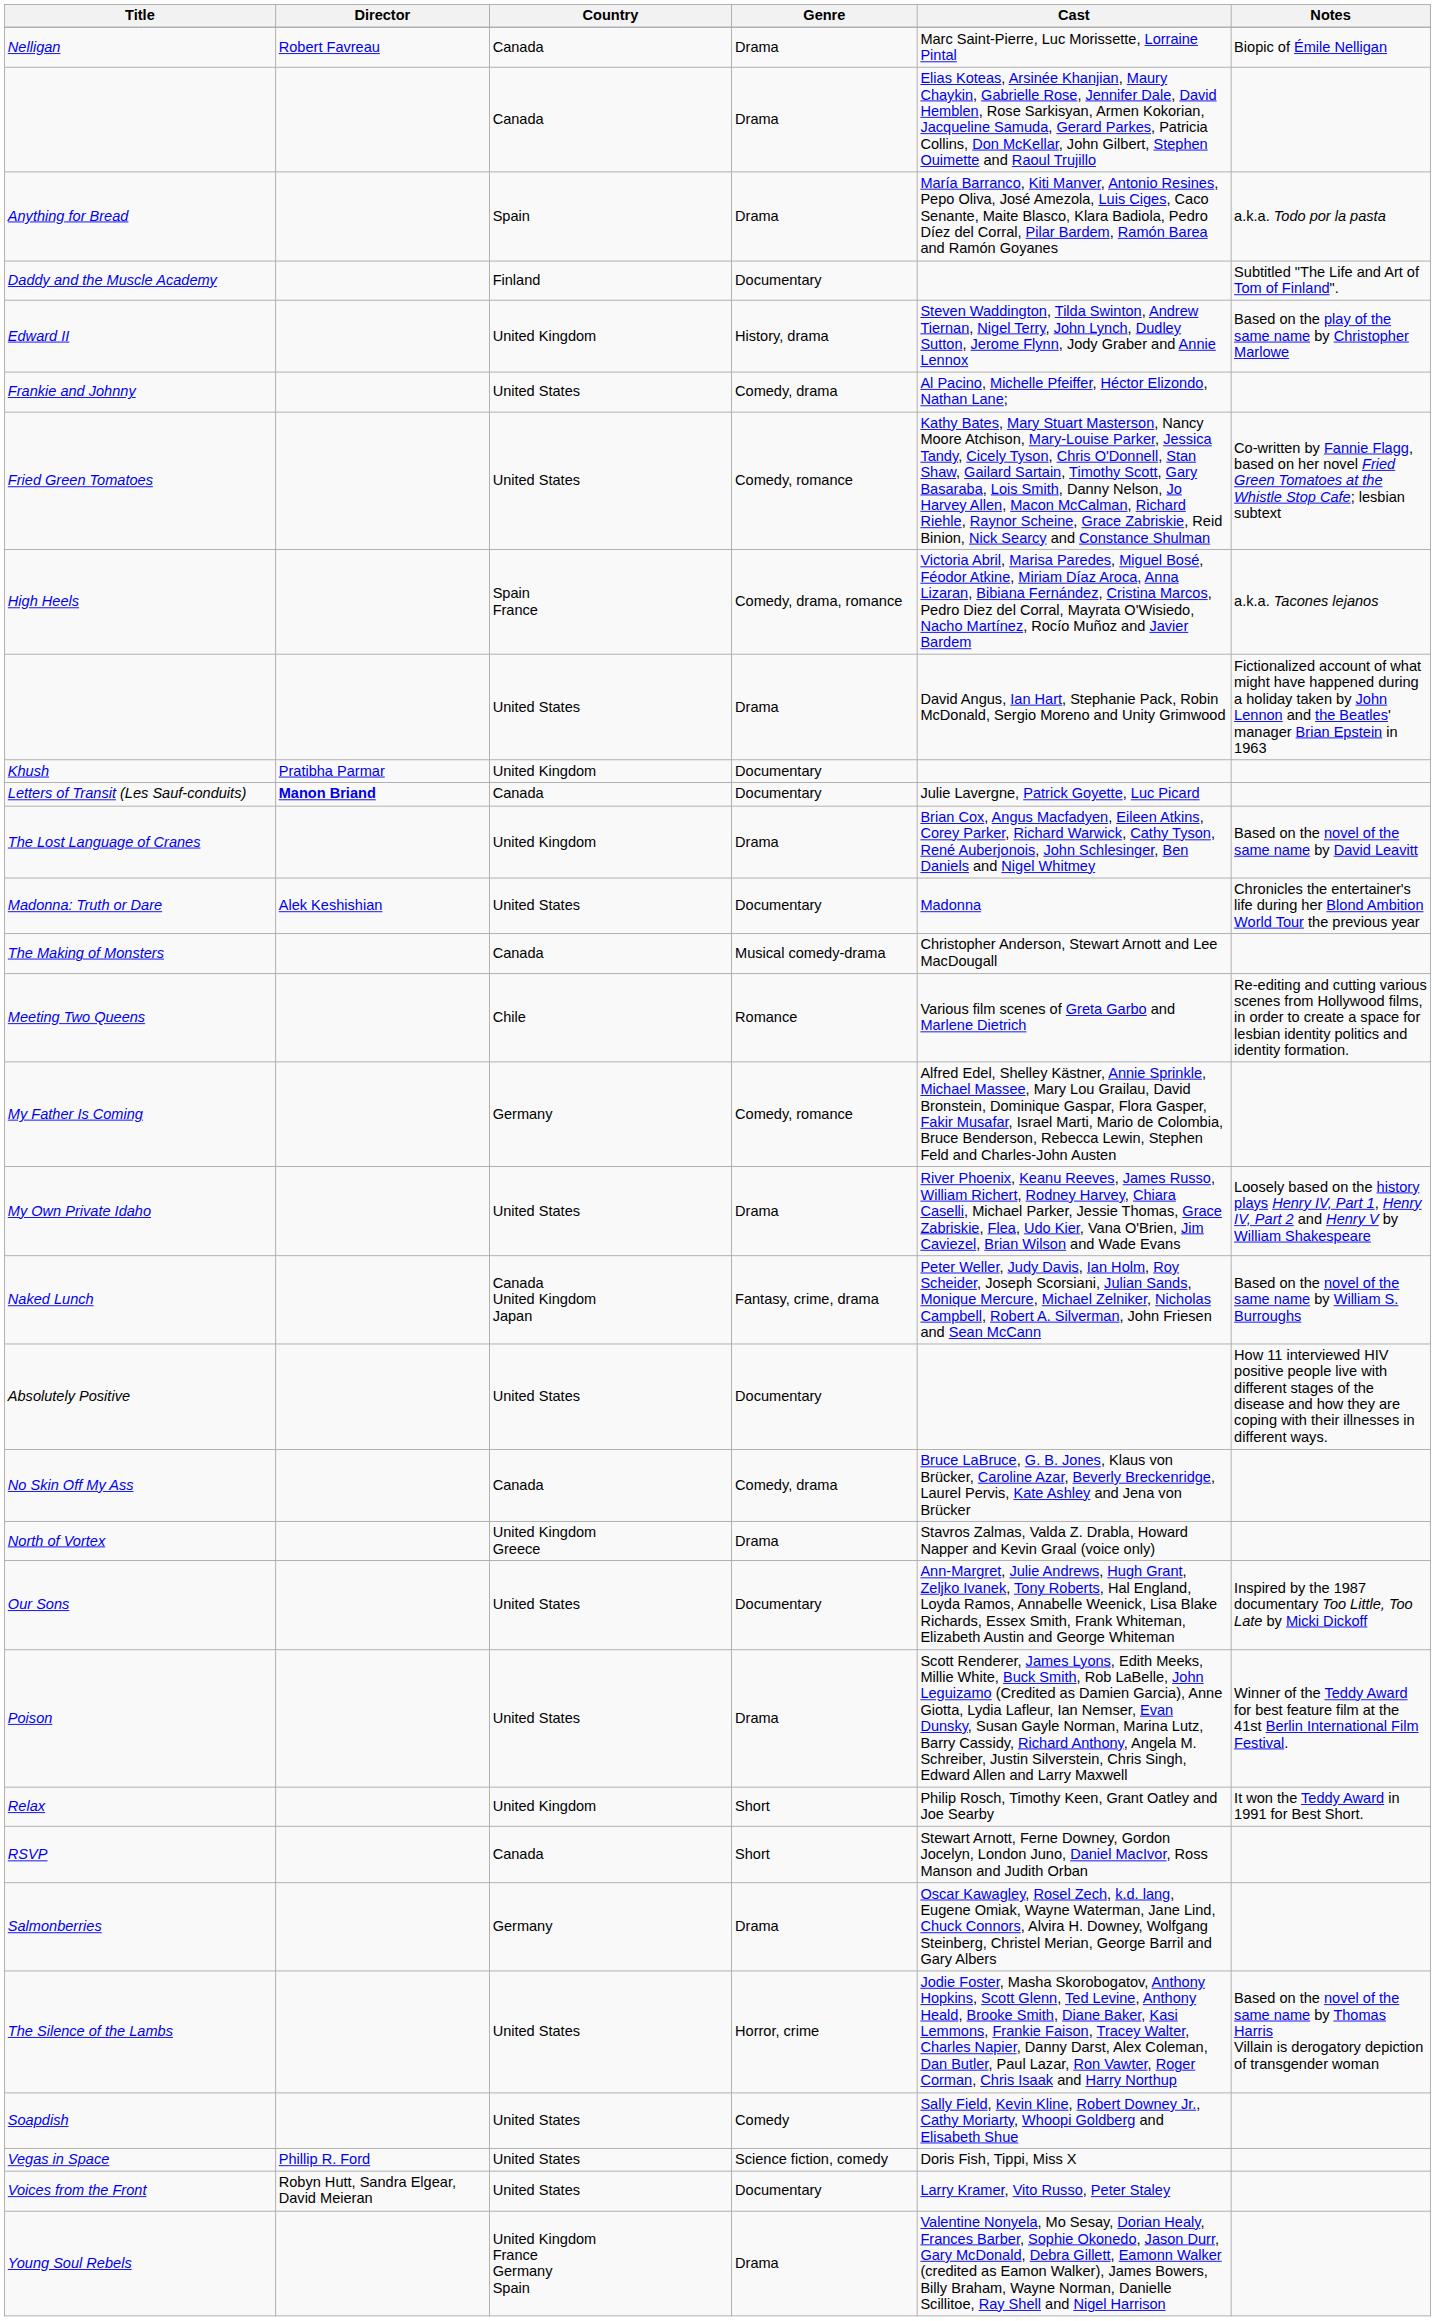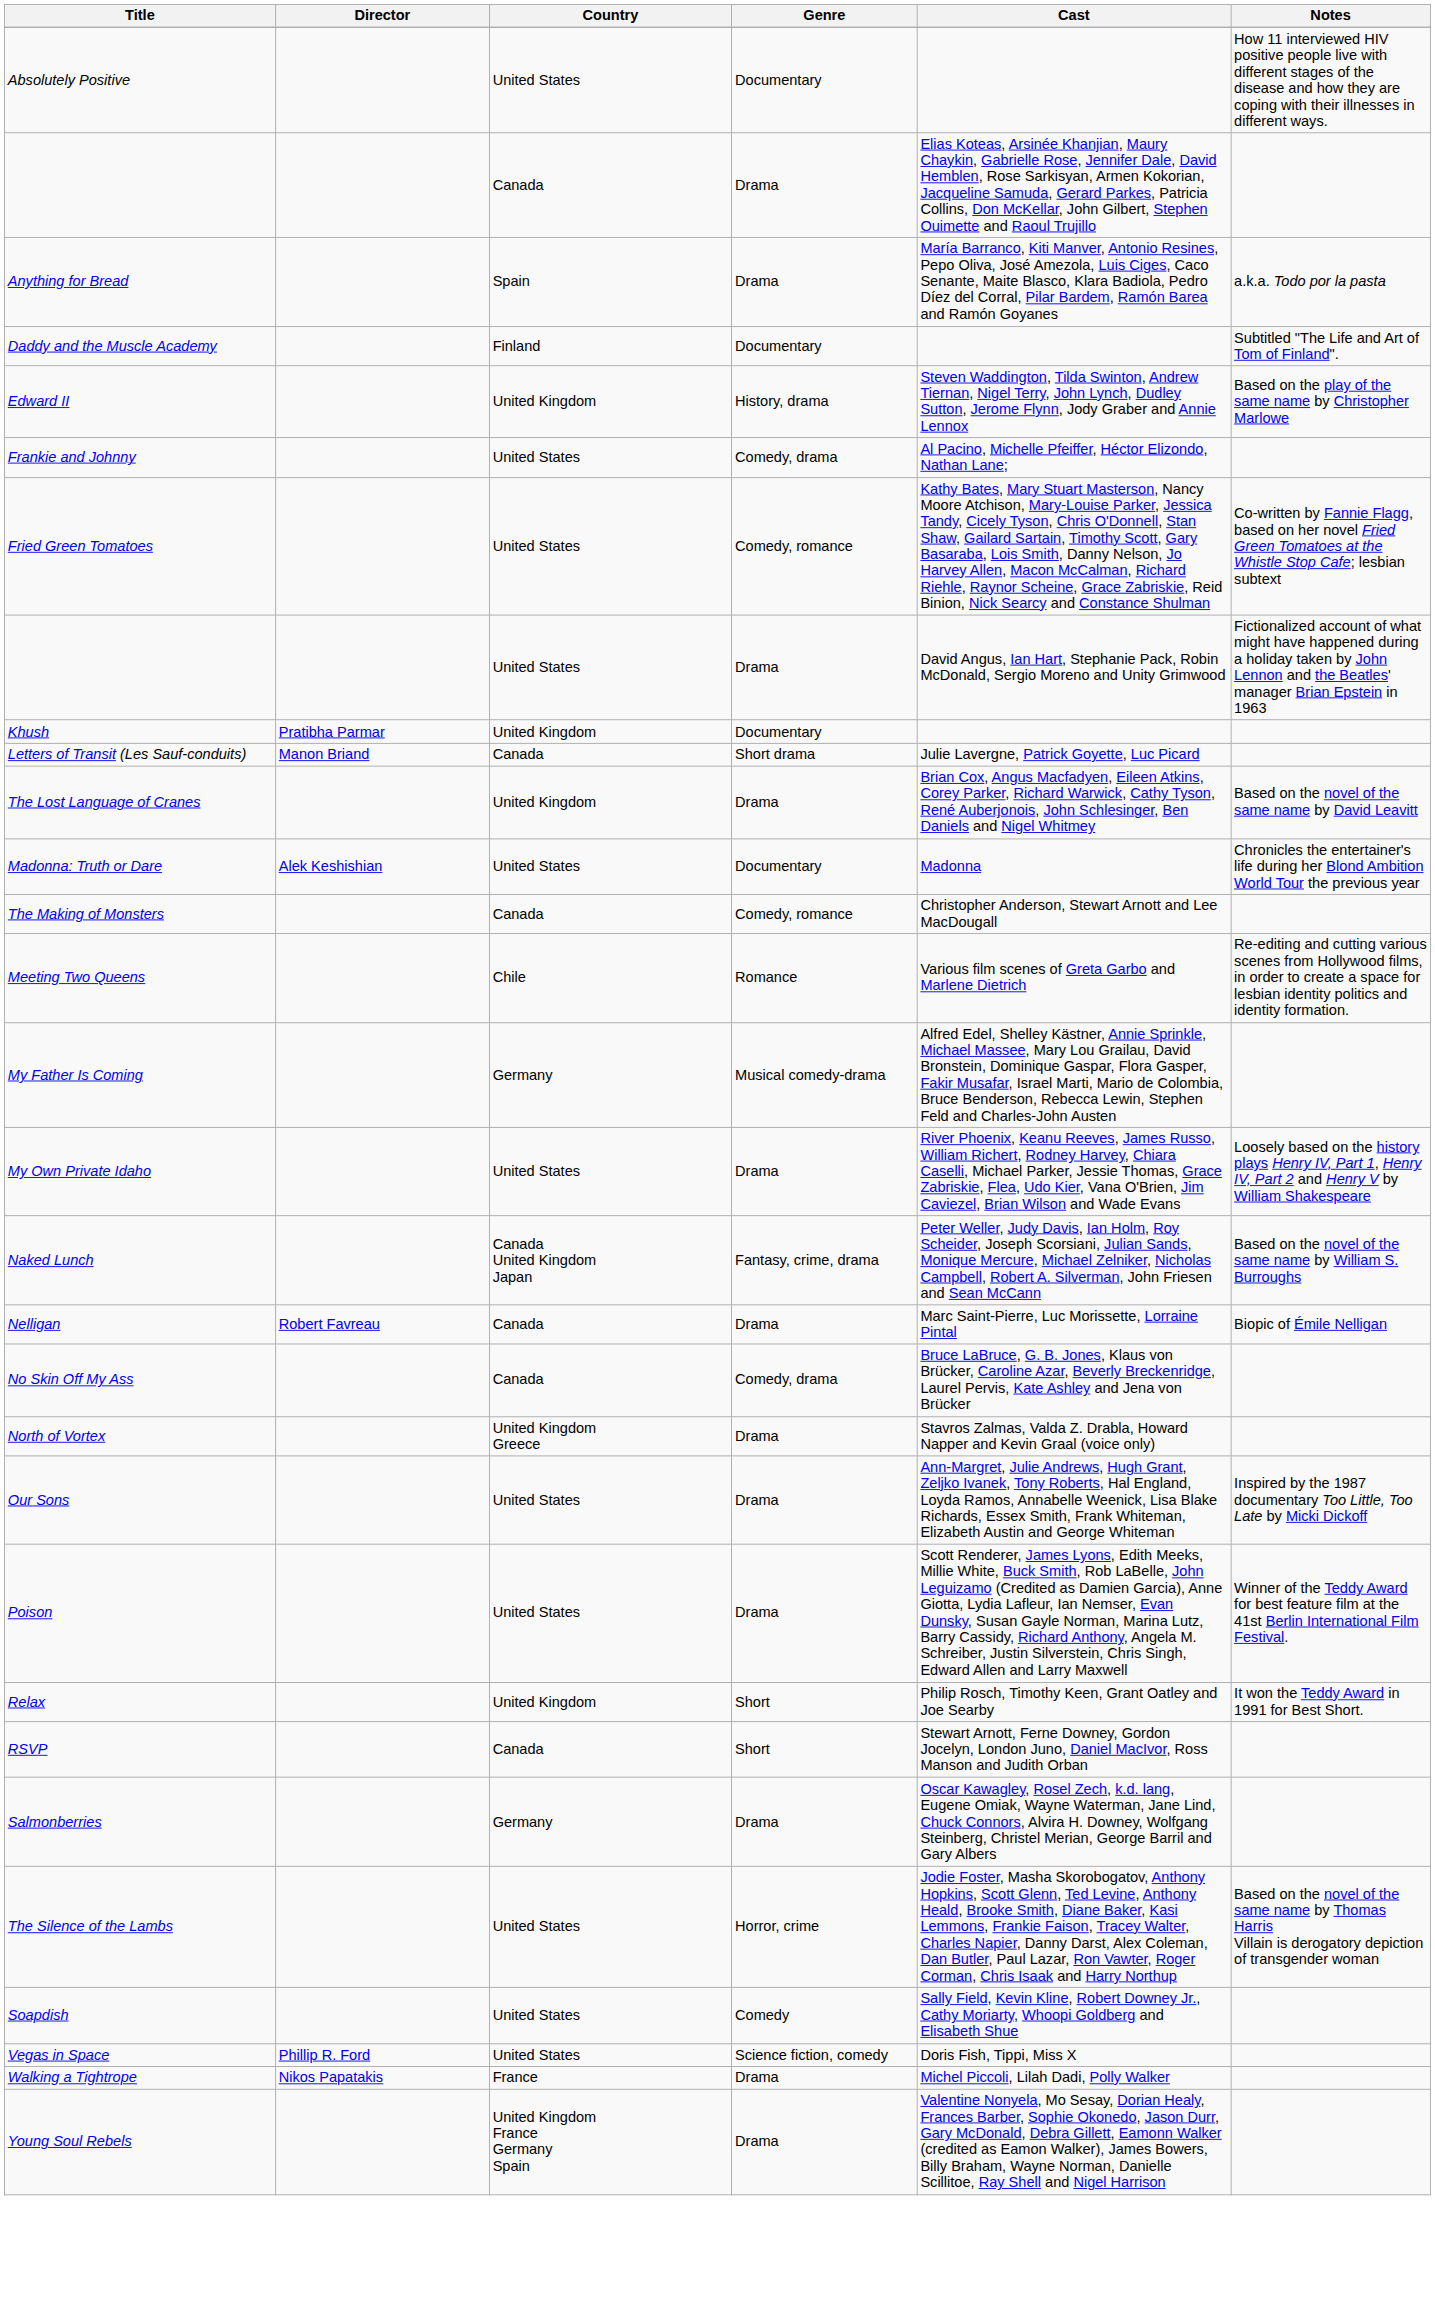rows swapped: (69, 1396) <-> (34, 47)
- row: (43, 602)
(327, 794) bold -> (324, 754) normal
(778, 794) Documentary -> (775, 754) Short drama
(810, 953) Musical comedy-drama -> (794, 914) Comedy, romance
(794, 1114) Comedy, romance -> (810, 1074) Musical comedy-drama
(778, 1605) Documentary -> (757, 1500) Drama
- row: (77, 2191)
+ row: (72, 2077)
